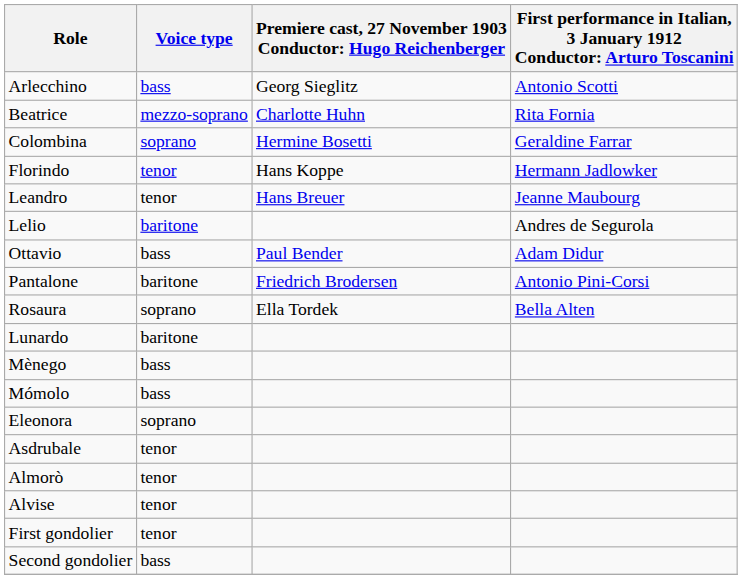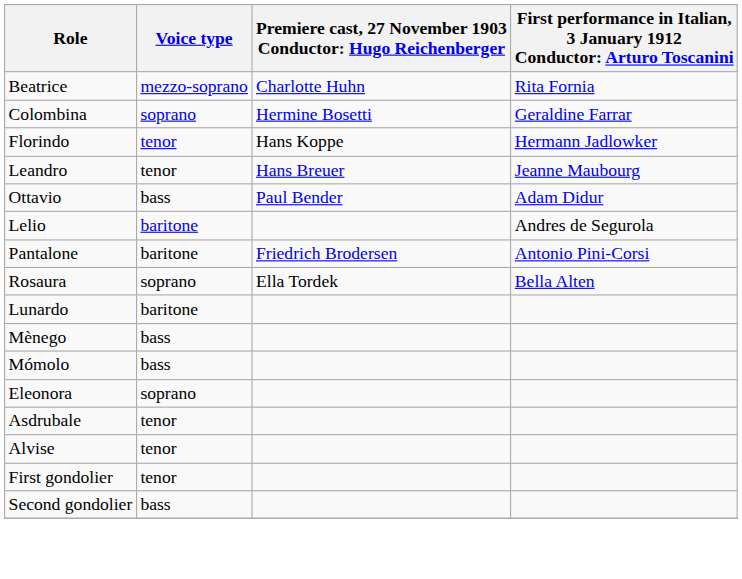- row: (48, 85)
rows swapped: (27, 225) <-> (35, 253)
- row: (36, 476)
